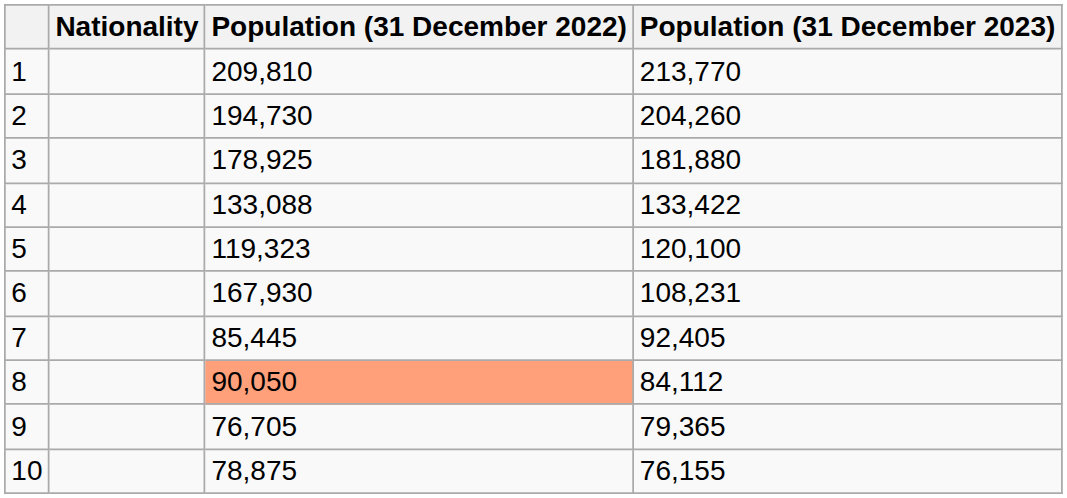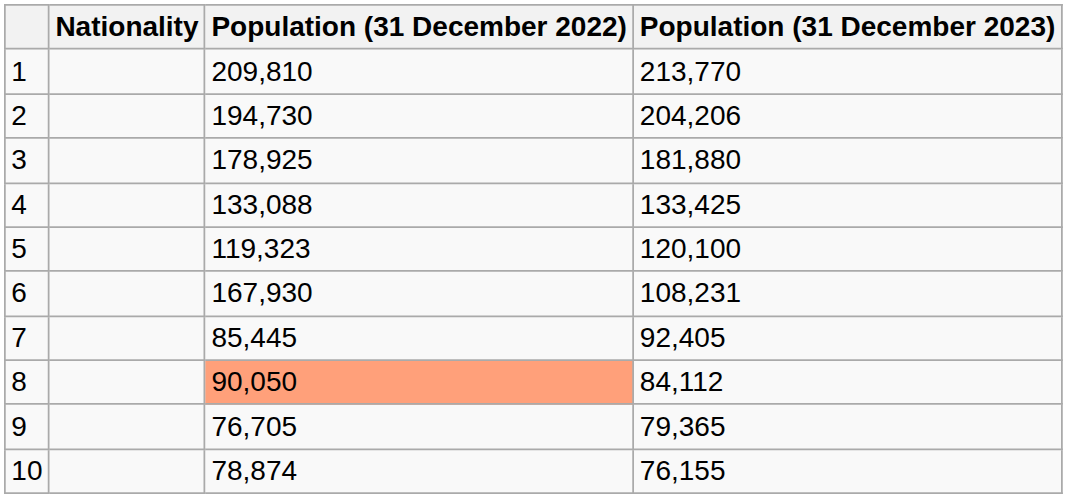(690, 115) 204,260 -> (690, 115) 204,206
(690, 204) 133,422 -> (690, 204) 133,425
(254, 470) 78,875 -> (254, 470) 78,874
